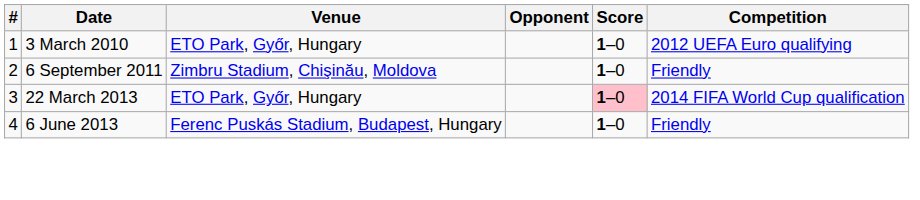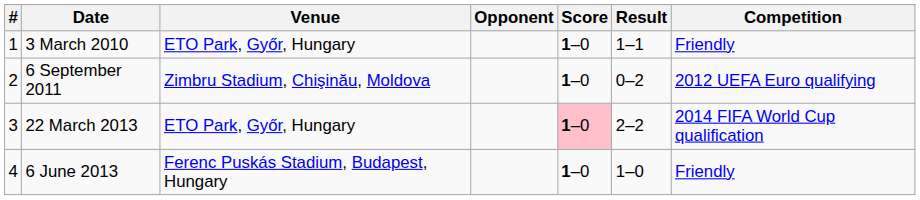+ column: (641, 17)
(751, 44) 2012 UEFA Euro qualifying -> (705, 44) Friendly
(681, 71) Friendly -> (775, 80) 2012 UEFA Euro qualifying
